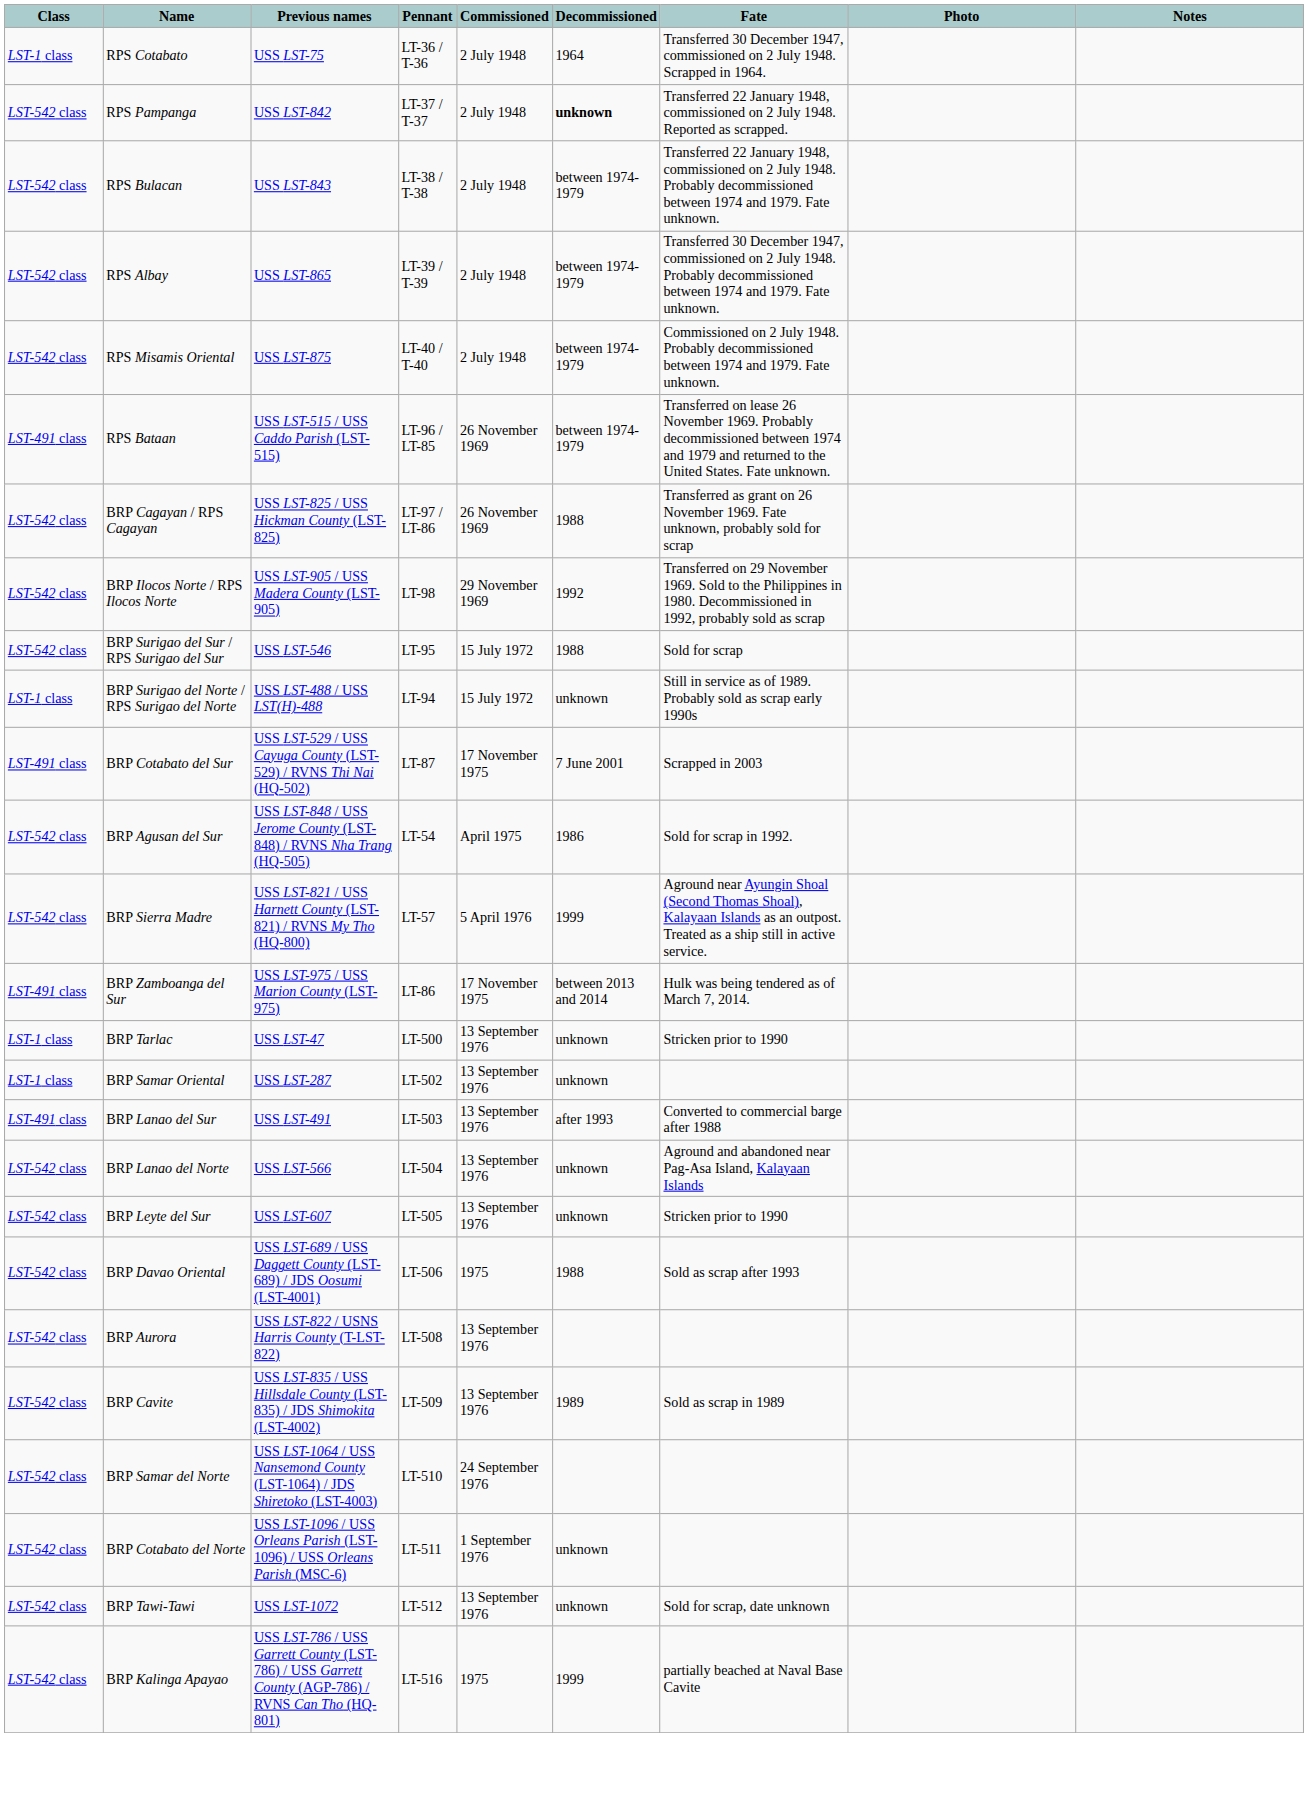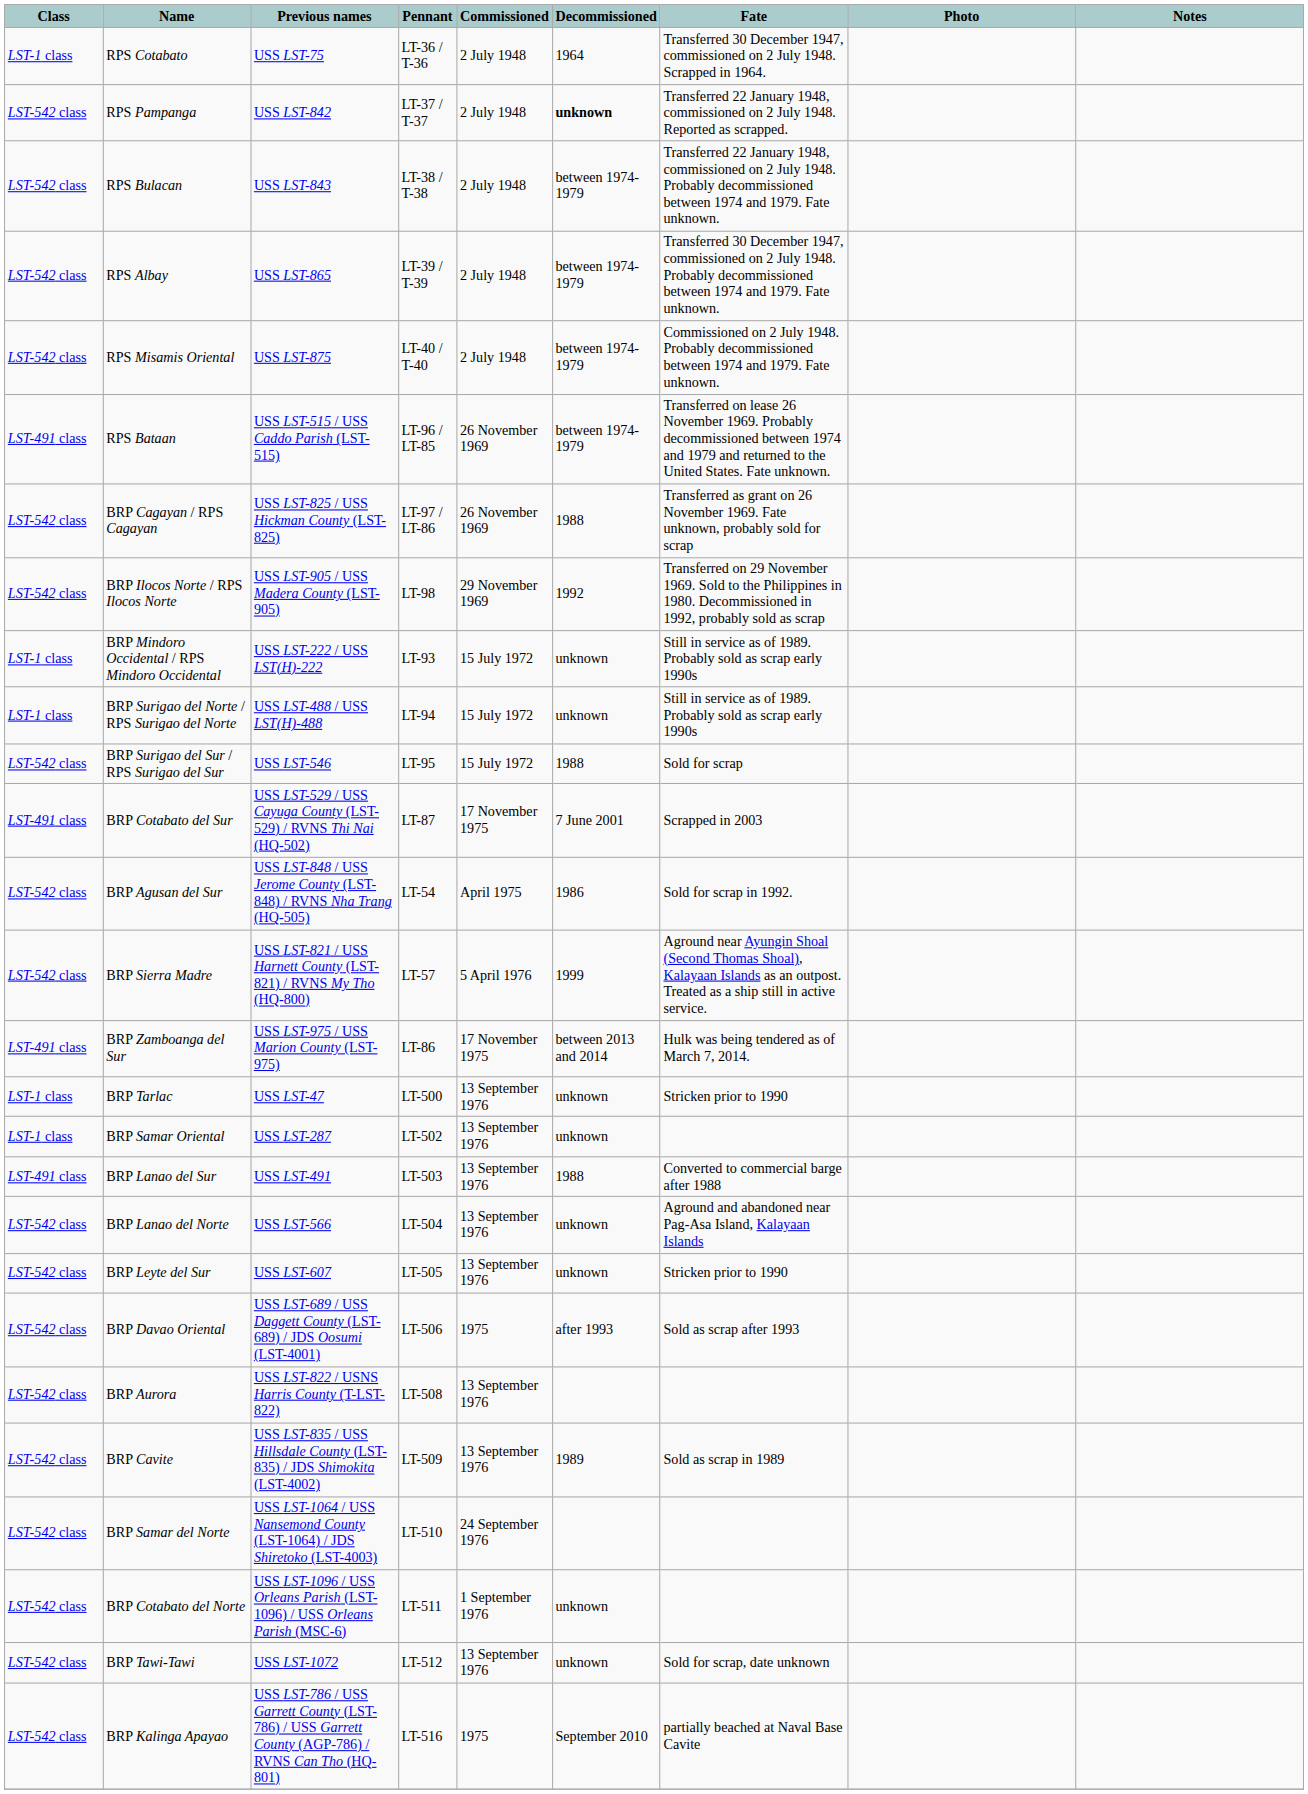+ row: (164, 658)
rows swapped: (176, 698) <-> (169, 650)
(584, 1119) after 1993 -> (570, 1176) 1988
(570, 1272) 1988 -> (584, 1329) after 1993
(570, 1679) 1999 -> (602, 1735) September 2010
